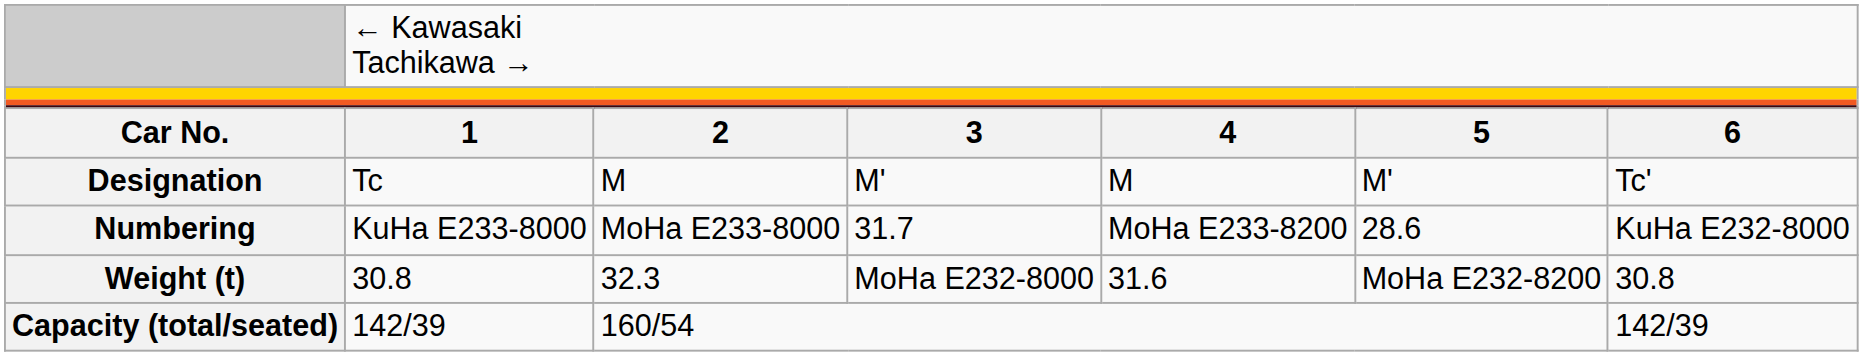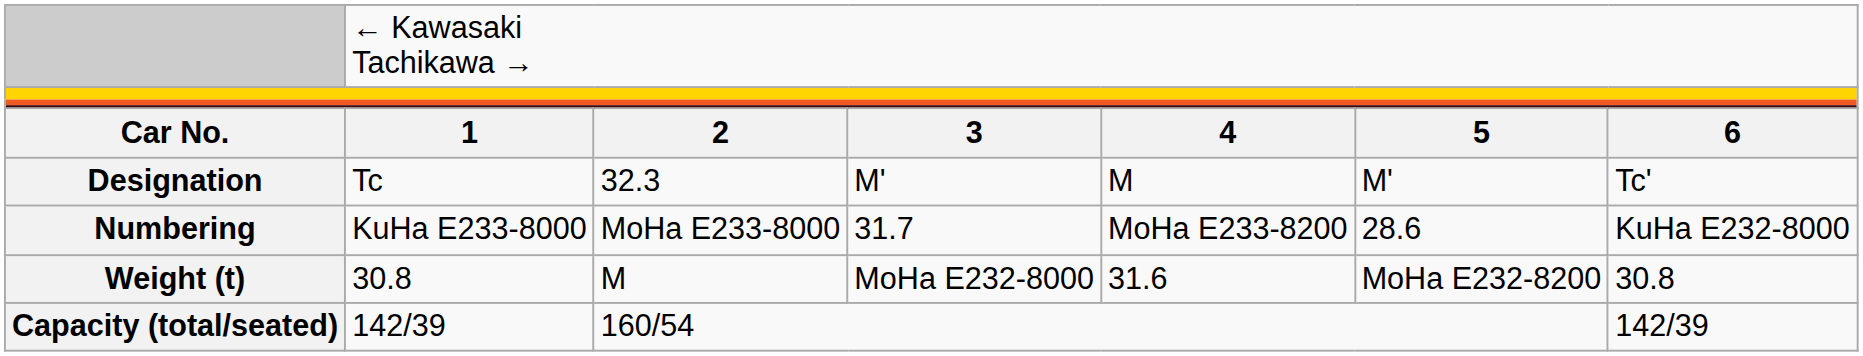(613, 181) M -> (630, 181) 32.3
(630, 277) 32.3 -> (613, 277) M
